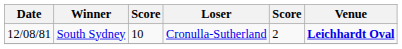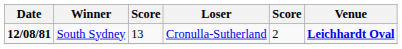(29, 33) normal -> (29, 33) bold
(137, 33) 10 -> (137, 33) 13
